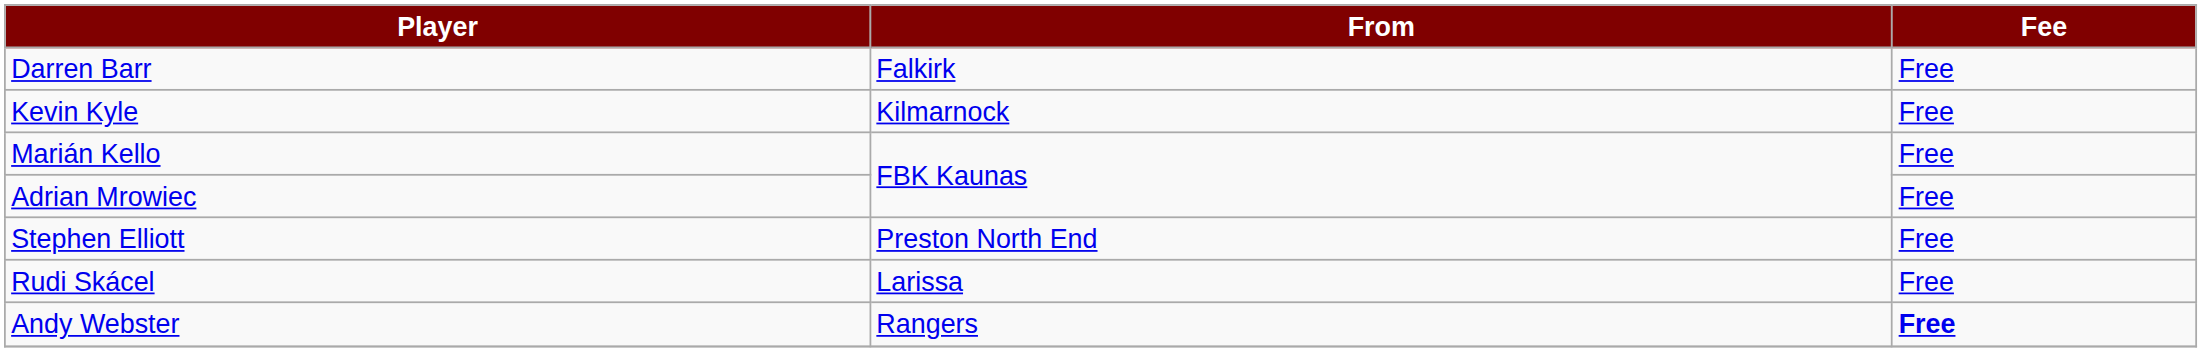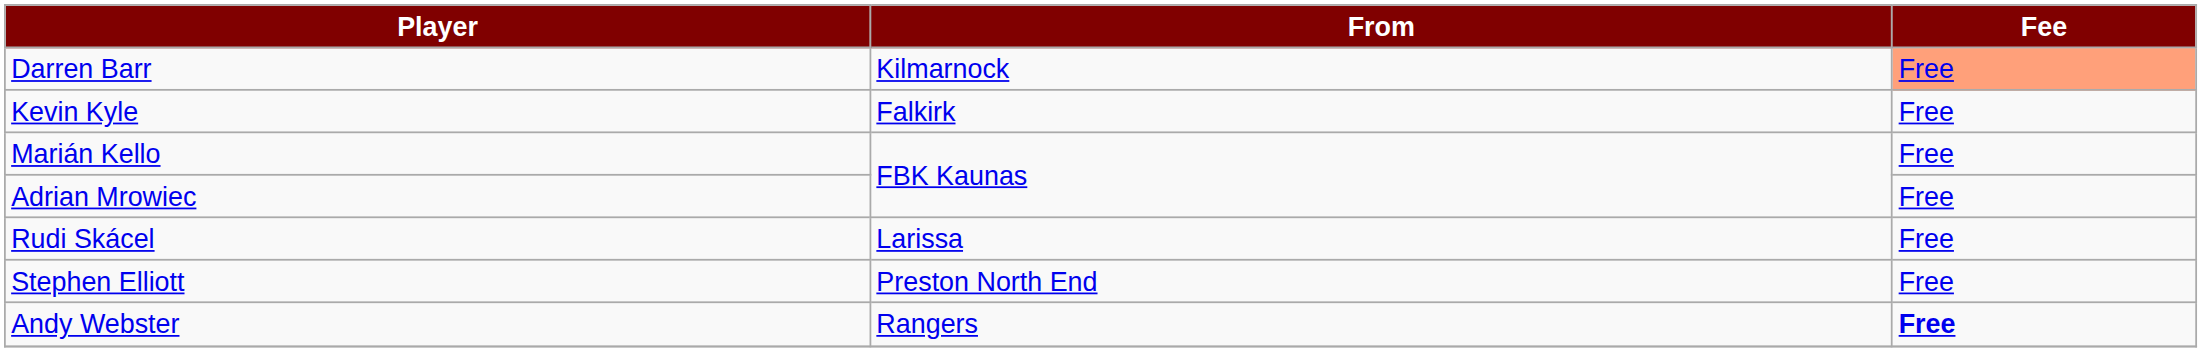(916, 69) Falkirk -> (943, 69) Kilmarnock
(1926, 69) no background -> (1926, 69) lightsalmon background
(943, 112) Kilmarnock -> (916, 112) Falkirk
rows swapped: (98, 239) <-> (83, 282)
